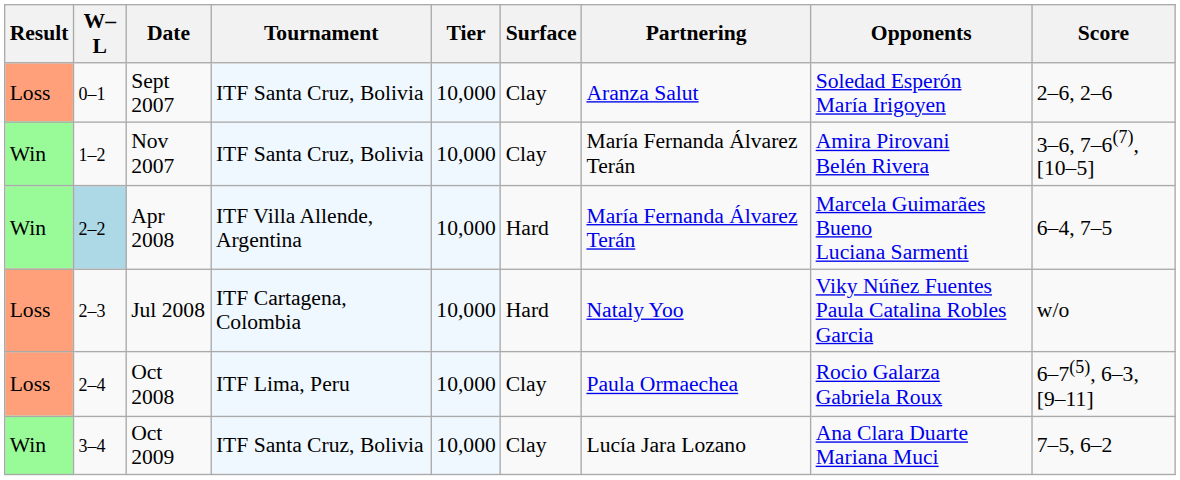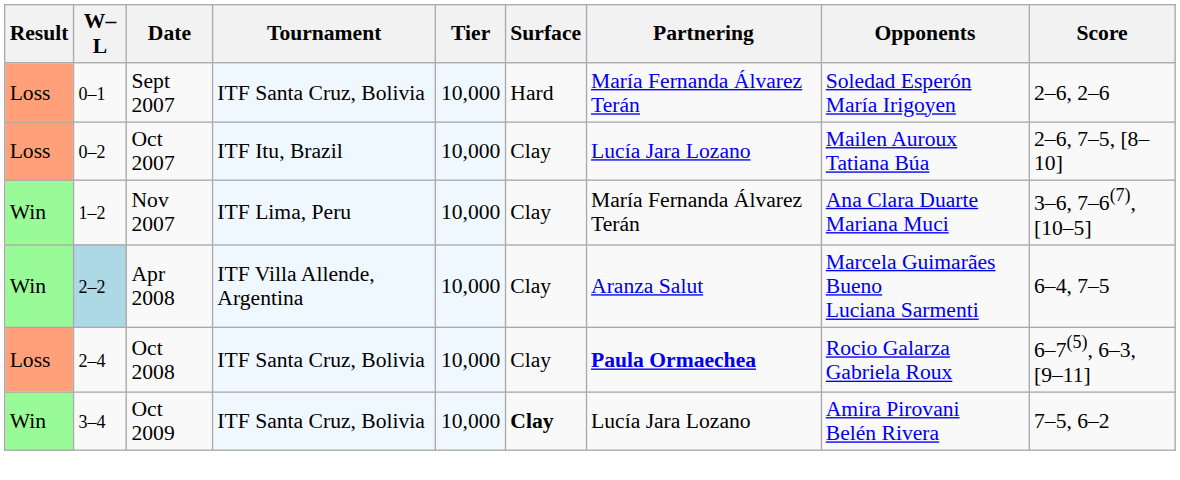(526, 92) Clay -> (532, 92) Hard
(643, 92) Aranza Salut -> (697, 92) María Fernanda Álvarez Terán
+ row: (153, 150)
(320, 153) ITF Santa Cruz, Bolivia -> (284, 212) ITF Lima, Peru
(883, 153) Amira Pirovani Belén Rivera -> (902, 212) Ana Clara Duarte Mariana Muci
(527, 227) Hard -> (531, 285) Clay
(692, 227) María Fernanda Álvarez Terán -> (647, 285) Aranza Salut
- row: (168, 310)
(283, 383) ITF Lima, Peru -> (321, 359) ITF Santa Cruz, Bolivia
(662, 383) normal -> (674, 359) bold
(526, 445) normal -> (532, 421) bold
(892, 445) Ana Clara Duarte Mariana Muci -> (893, 421) Amira Pirovani Belén Rivera
